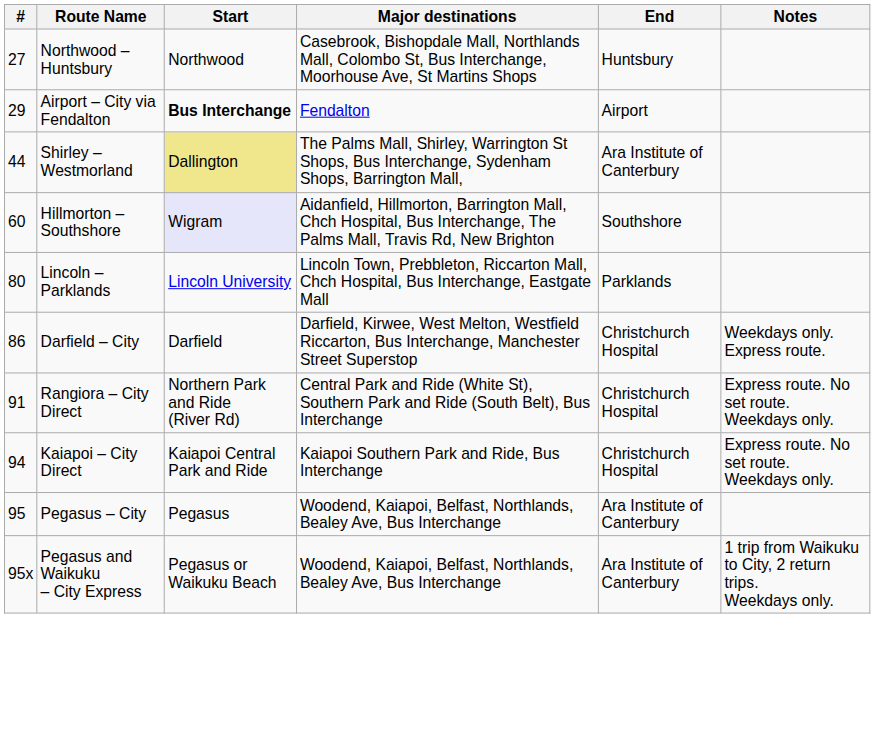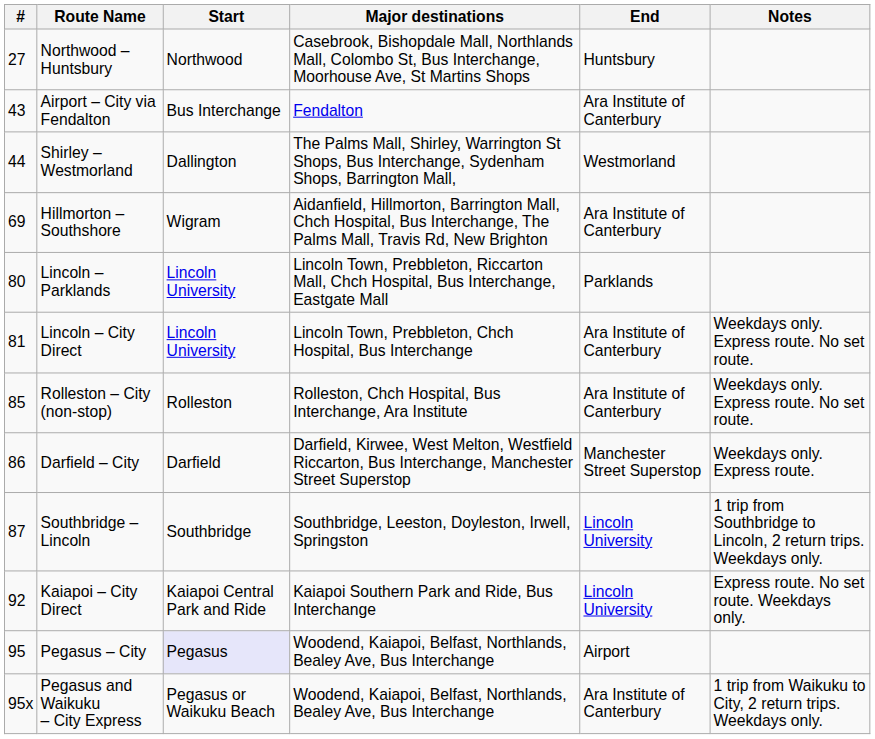(17, 110) 29 -> (17, 110) 43
(230, 110) bold -> (224, 110) normal
(625, 110) Airport -> (634, 110) Ara Institute of Canterbury
(203, 162) khaki background -> (201, 162) no background
(652, 162) Ara Institute of Canterbury -> (630, 162) Westmorland
(17, 222) 60 -> (17, 222) 69
(195, 222) lavender background -> (194, 222) no background
(642, 222) Southshore -> (634, 222) Ara Institute of Canterbury
+ row: (88, 342)
+ row: (96, 402)
(646, 342) Christchurch Hospital -> (642, 462) Manchester Street Superstop
+ row: (89, 531)
- row: (95, 402)
(17, 462) 94 -> (17, 600) 92
(646, 462) Christchurch Hospital -> (618, 600) Lincoln University
(199, 514) no background -> (197, 652) lavender background
(652, 514) Ara Institute of Canterbury -> (607, 652) Airport
